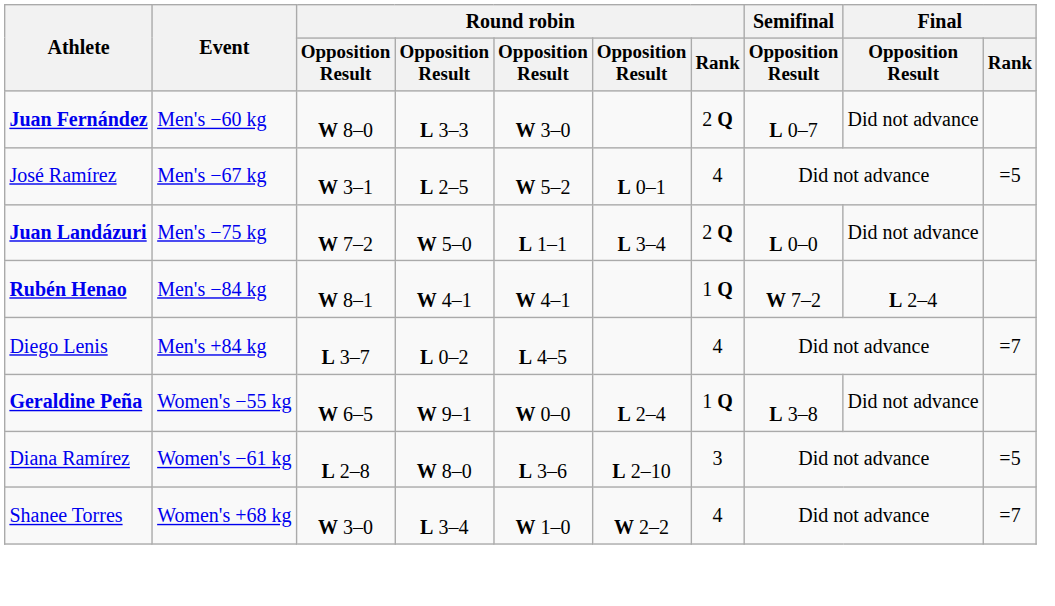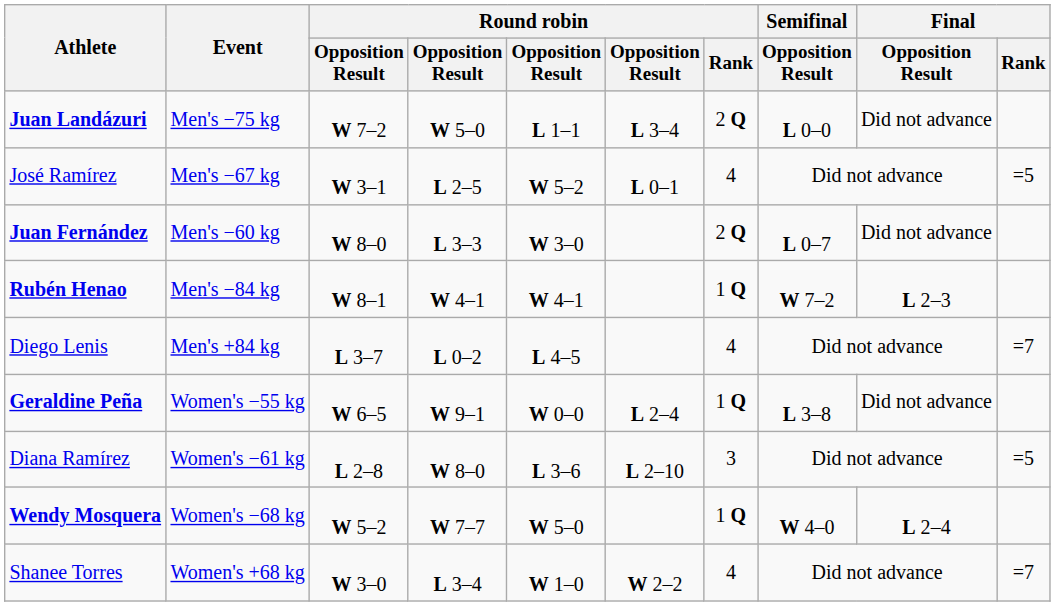rows swapped: (79, 119) <-> (78, 232)
(913, 301) L 2–4 -> (926, 301) L 2–3
+ row: (85, 516)
